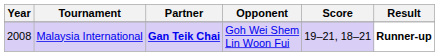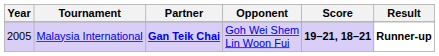(19, 37) 2008 -> (19, 37) 2005
(338, 37) normal -> (338, 37) bold
